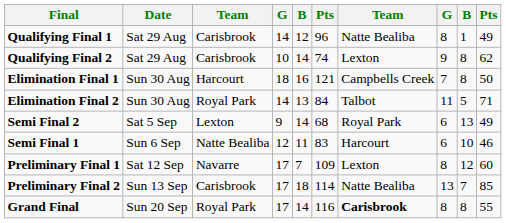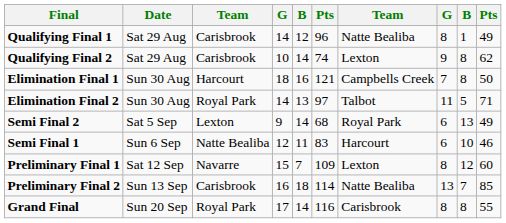(322, 100) 84 -> (322, 100) 97
(282, 164) 17 -> (282, 164) 15
(282, 185) 17 -> (282, 185) 16
(374, 206) bold -> (371, 206) normal
